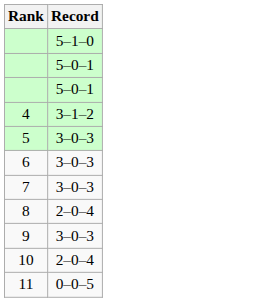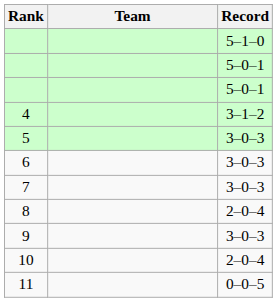+ column: (133, 16)
